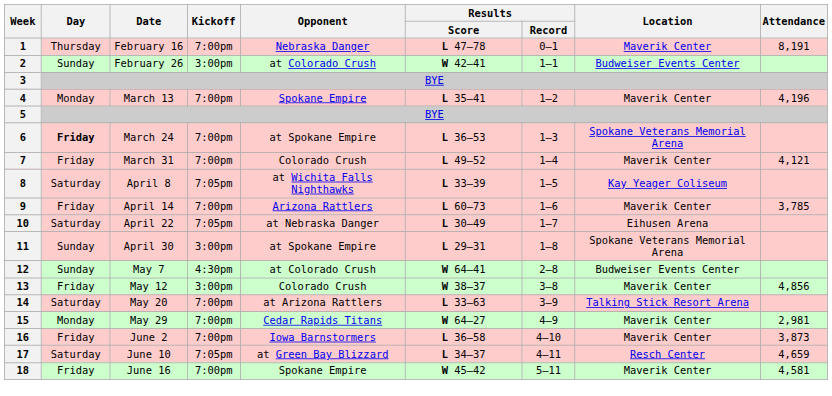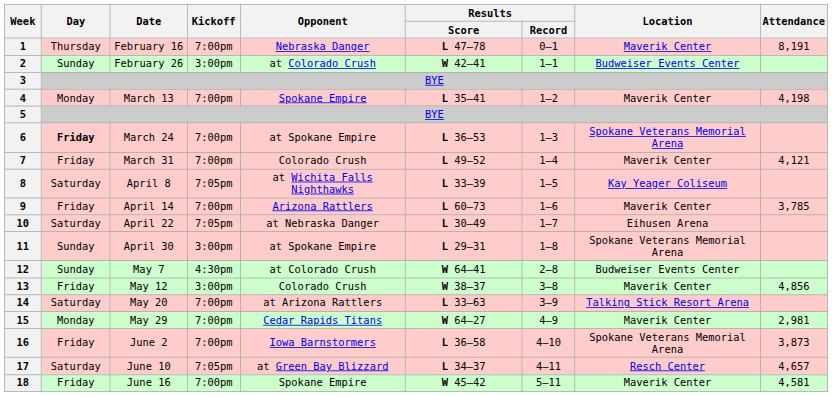(794, 98) 4,196 -> (794, 98) 4,198
(668, 337) Maverik Center -> (668, 343) Spokane Veterans Memorial Arena
(794, 354) 4,659 -> (794, 366) 4,657
